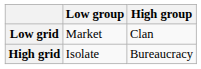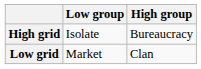rows swapped: (34, 53) <-> (34, 34)
